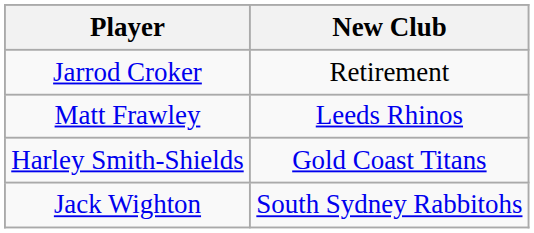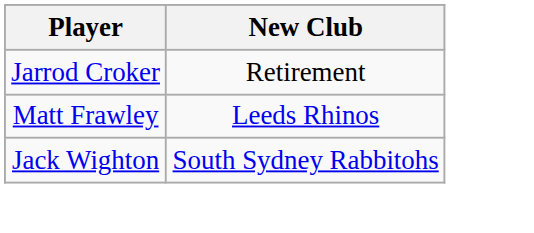- row: (127, 160)
